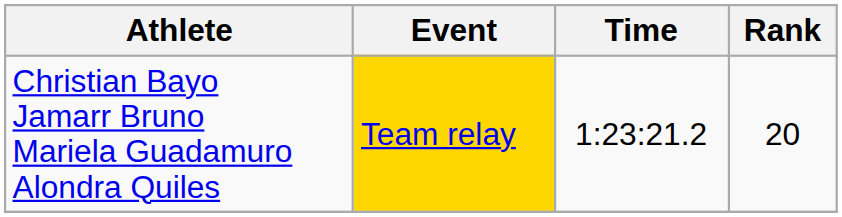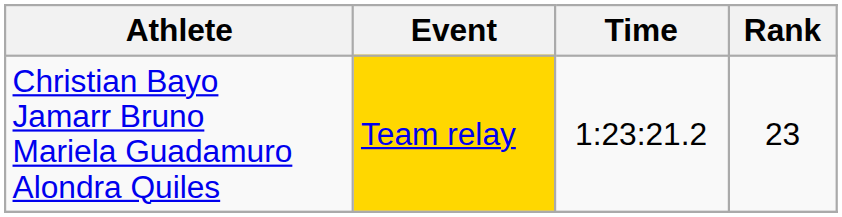(783, 133) 20 -> (783, 133) 23
